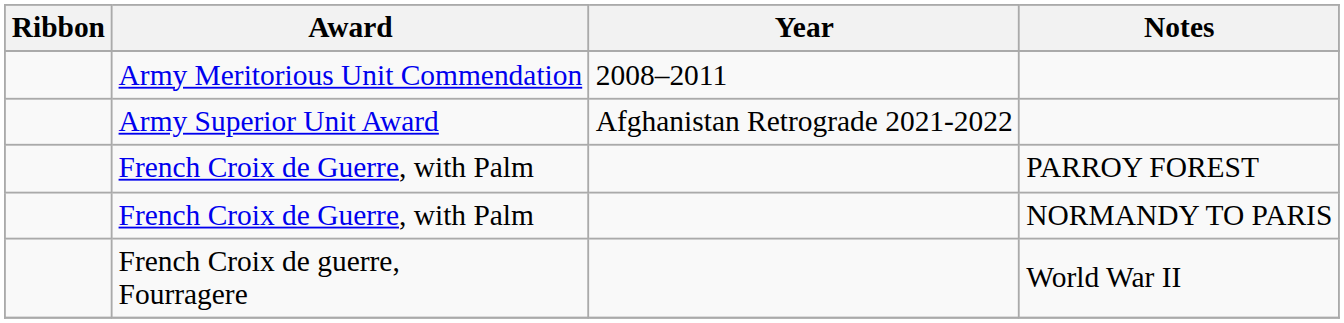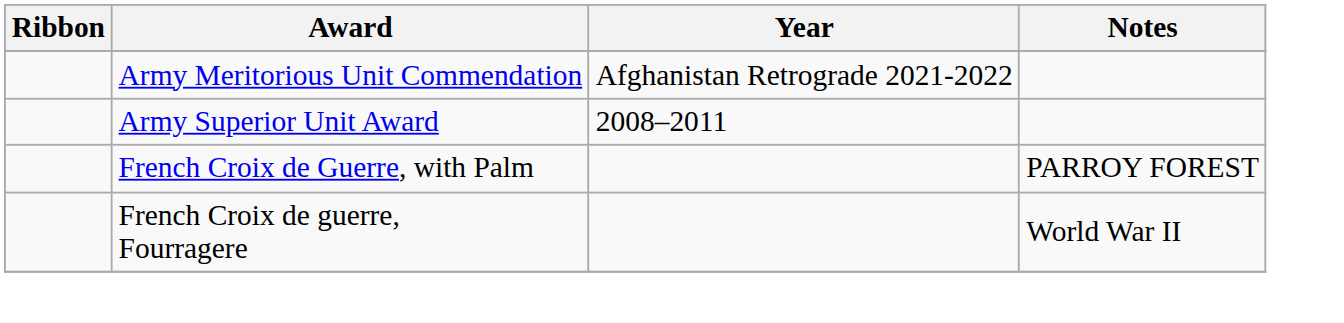(661, 74) 2008–2011 -> (804, 74) Afghanistan Retrograde 2021-2022
(804, 121) Afghanistan Retrograde 2021-2022 -> (661, 121) 2008–2011
- row: (326, 214)
